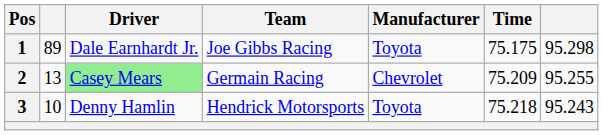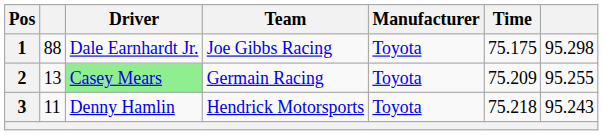(53, 48) 89 -> (53, 48) 88
(407, 77) Chevrolet -> (397, 77) Toyota
(53, 107) 10 -> (52, 107) 11
